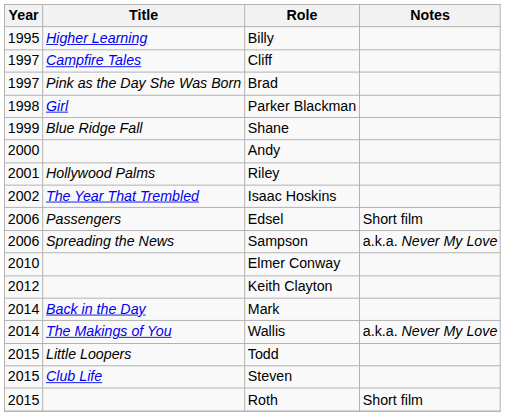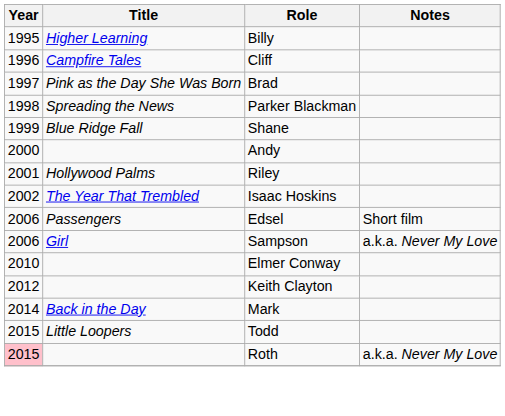(24, 60) 1997 -> (24, 60) 1996
(57, 106) Girl -> (110, 106) Spreading the News
(110, 241) Spreading the News -> (57, 241) Girl
- row: (267, 331)
- row: (270, 377)
(24, 399) no background -> (24, 354) pink background
(393, 399) Short film -> (430, 354) a.k.a. Never My Love
